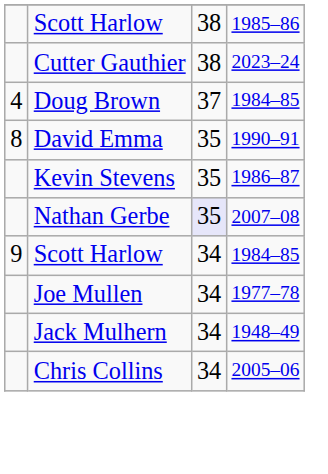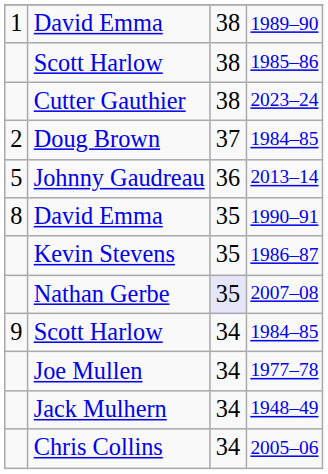+ row: (98, 23)
(16, 100) 4 -> (16, 139) 2
+ row: (119, 178)
